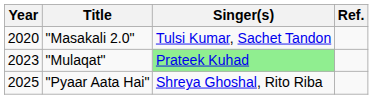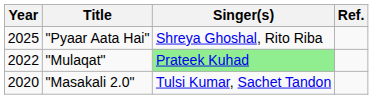rows swapped: (90, 37) <-> (97, 82)
(23, 60) 2023 -> (23, 60) 2022
